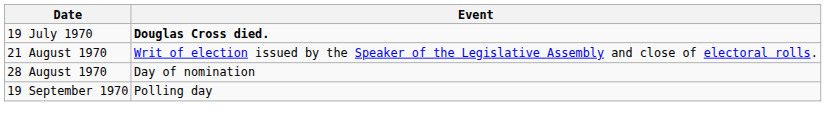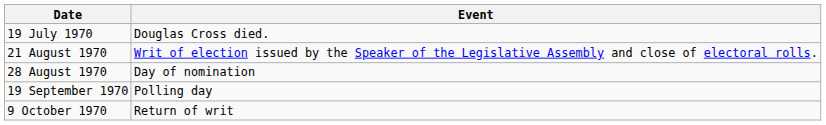(202, 33) bold -> (202, 33) normal
+ row: (57, 110)
